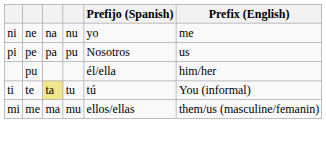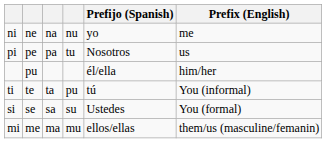(72, 52) pu -> (70, 52) tu
(50, 90) khaki background -> (50, 90) no background
(70, 90) tu -> (72, 90) pu
+ row: (11, 109)
